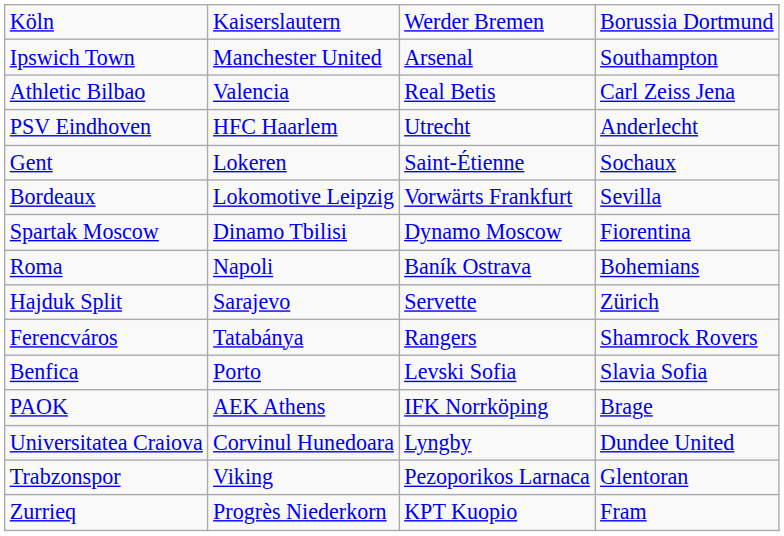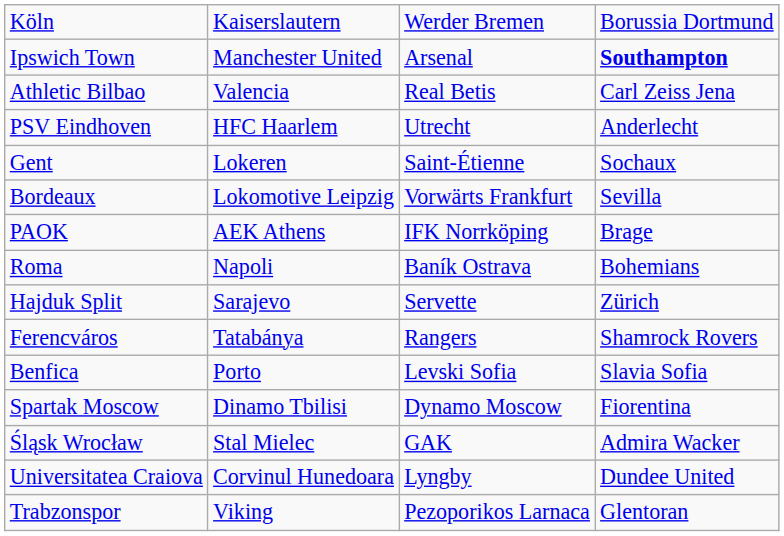(659, 57) normal -> (664, 57) bold
rows swapped: (84, 232) <-> (39, 407)
+ row: (76, 442)
- row: (43, 512)
